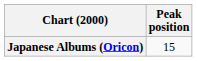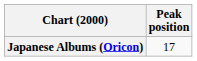(169, 46) 15 -> (169, 46) 17
